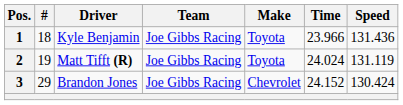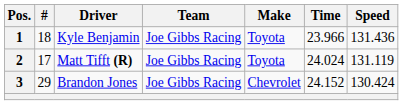(44, 60) 19 -> (44, 60) 17
